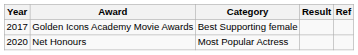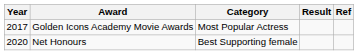(248, 27) Best Supporting female -> (243, 27) Most Popular Actress
(243, 42) Most Popular Actress -> (248, 42) Best Supporting female
